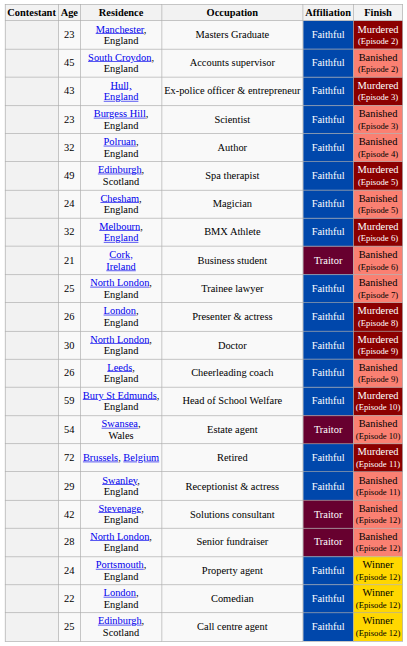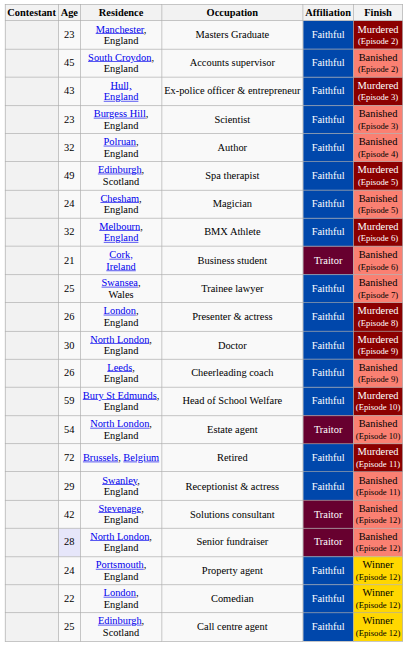(121, 288) North London, England -> (121, 288) Swansea, Wales
(121, 429) Swansea, Wales -> (121, 429) North London, England
(69, 542) no background -> (69, 542) lavender background
